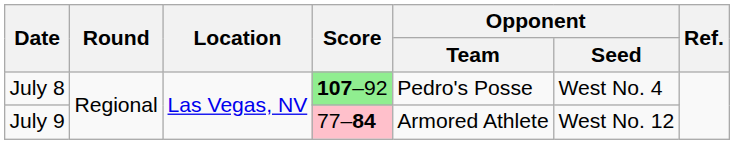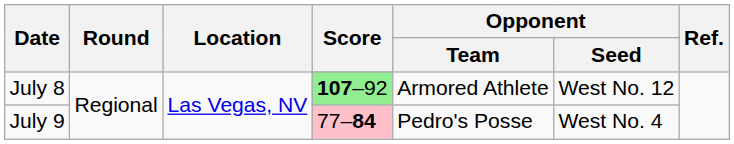(465, 88) Pedro's Posse -> (473, 88) Armored Athlete
(610, 88) West No. 4 -> (616, 88) West No. 12
(473, 121) Armored Athlete -> (465, 121) Pedro's Posse
(616, 121) West No. 12 -> (610, 121) West No. 4
